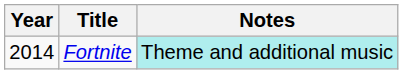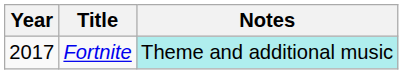(32, 52) 2014 -> (32, 52) 2017
